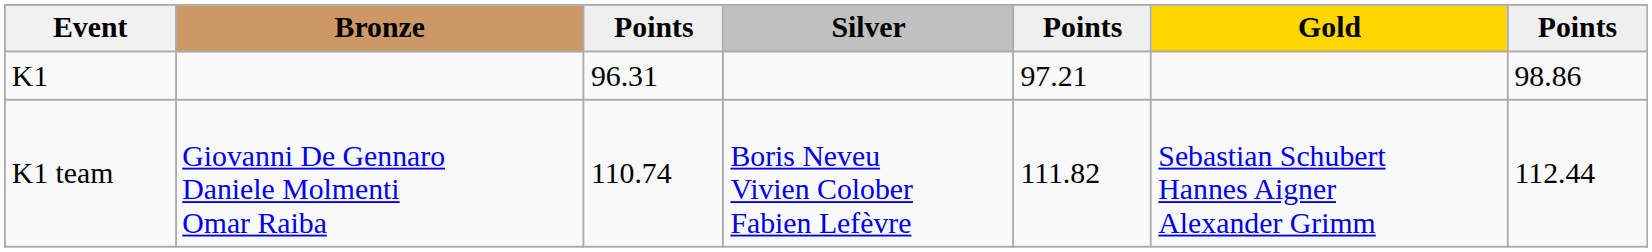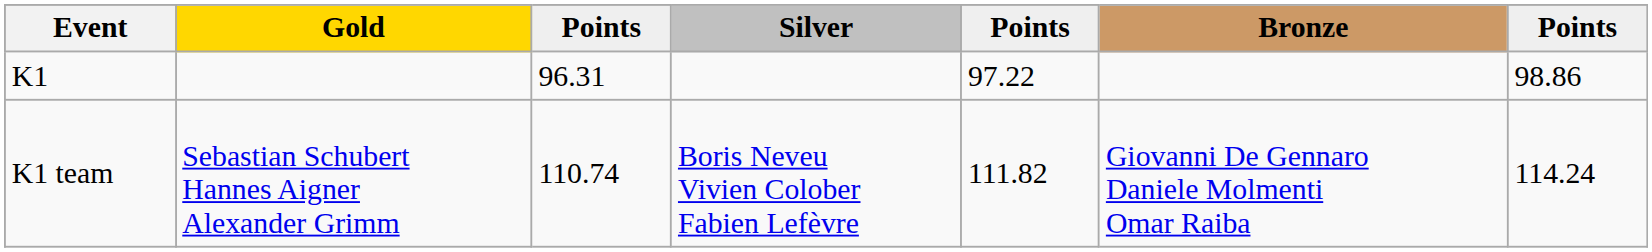columns swapped: (1330, 28) <-> (380, 28)
(1054, 75) 97.21 -> (1001, 75) 97.22
(1555, 172) 112.44 -> (1555, 172) 114.24
